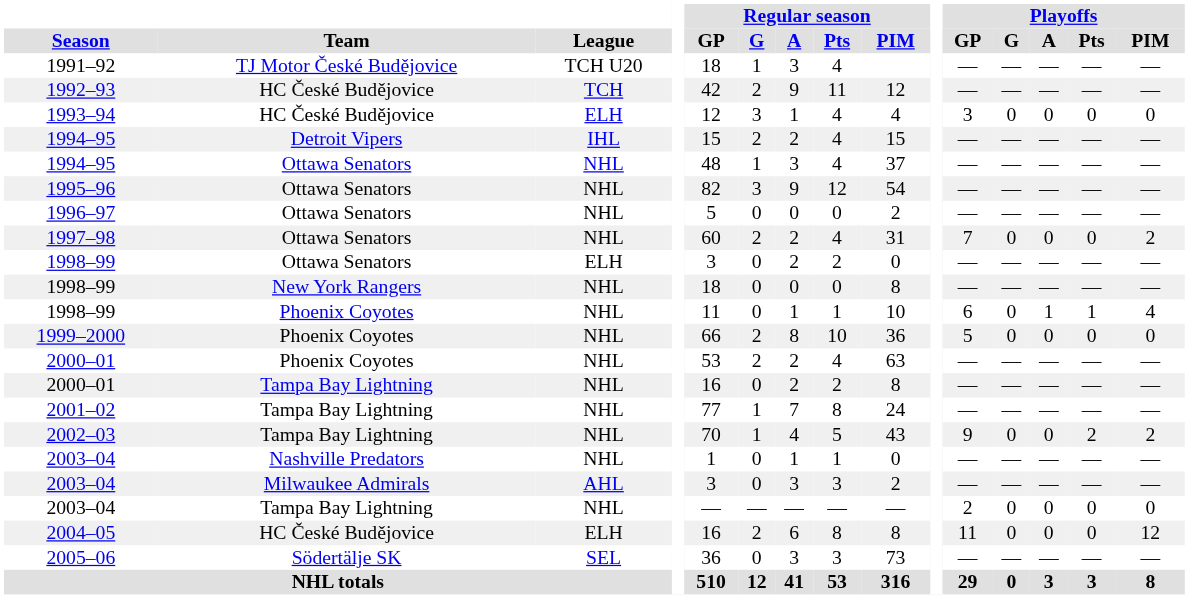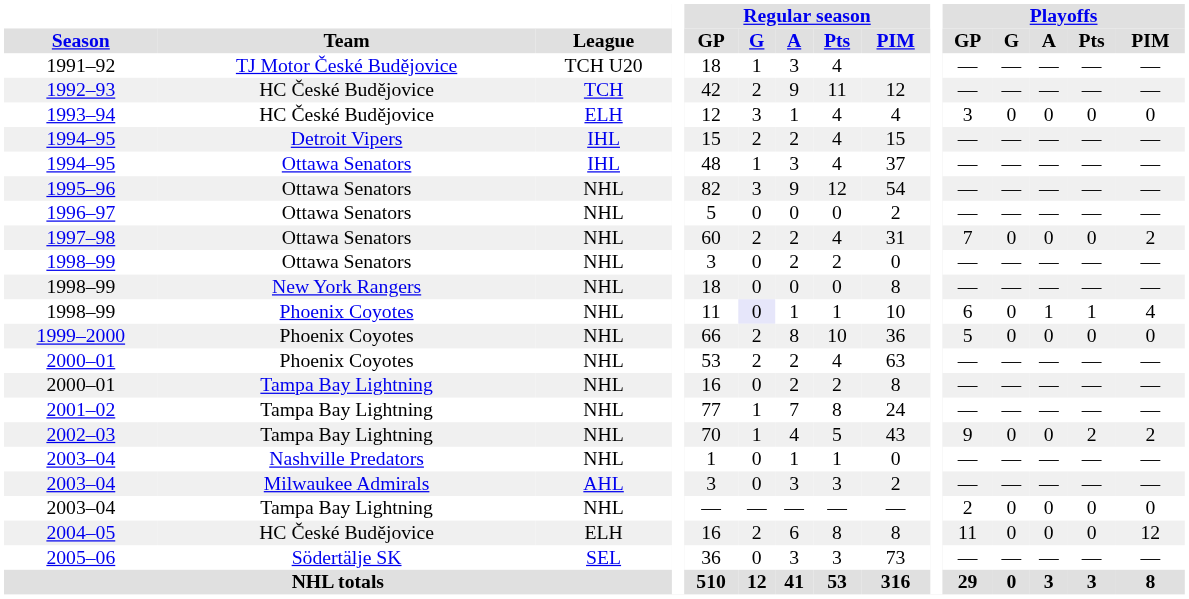(604, 163) NHL -> (604, 163) IHL
(604, 262) ELH -> (604, 262) NHL
(757, 311) no background -> (757, 311) lavender background
